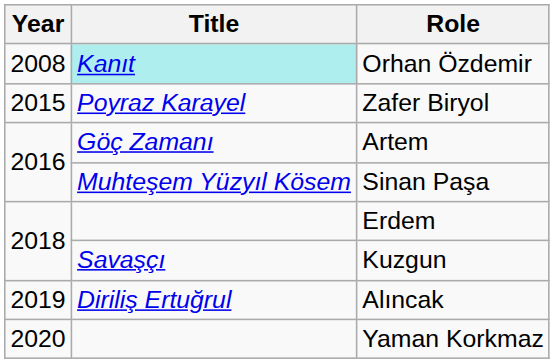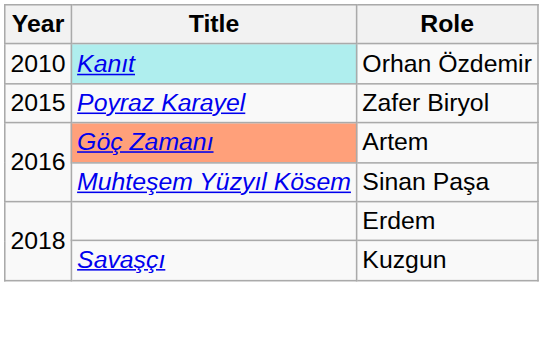(38, 63) 2008 -> (38, 63) 2010
(145, 142) no background -> (145, 142) lightsalmon background
- row: (403, 299)
- row: (453, 338)
